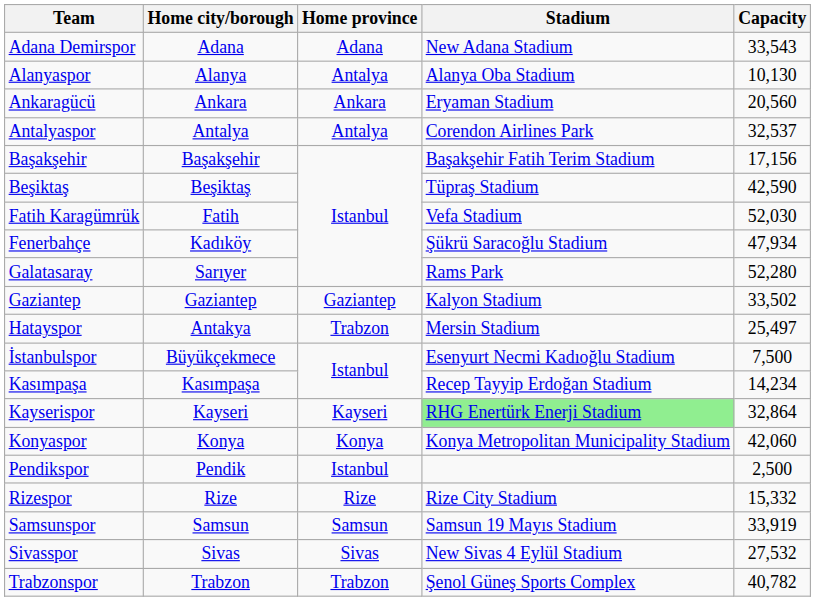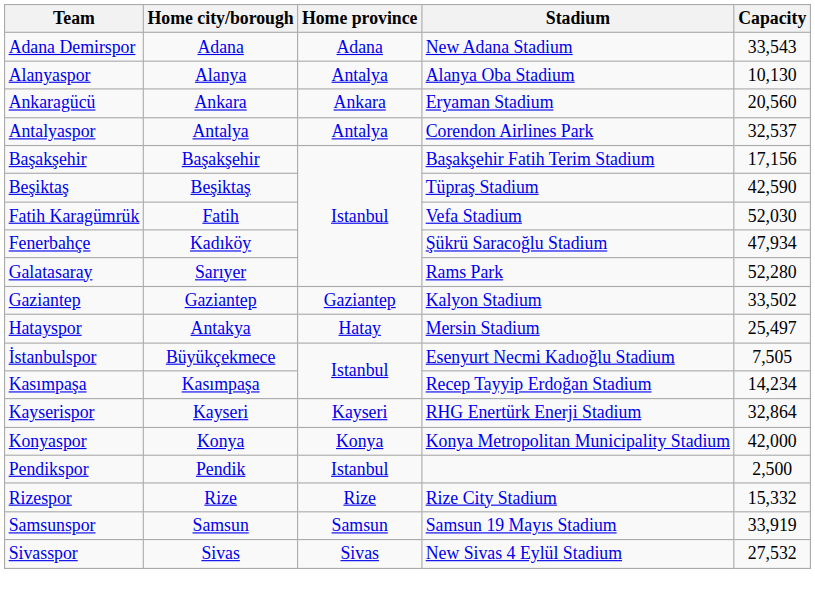(360, 328) Trabzon -> (360, 328) Hatay
(772, 356) 7,500 -> (772, 356) 7,505
(533, 412) lightgreen background -> (533, 412) no background
(772, 441) 42,060 -> (772, 441) 42,000
- row: (53, 581)
